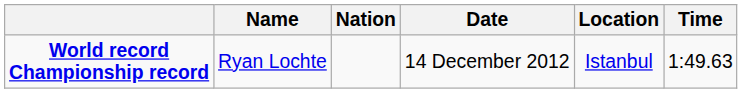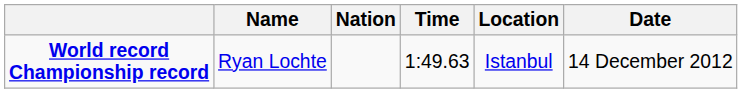columns swapped: (700, 19) <-> (487, 19)
